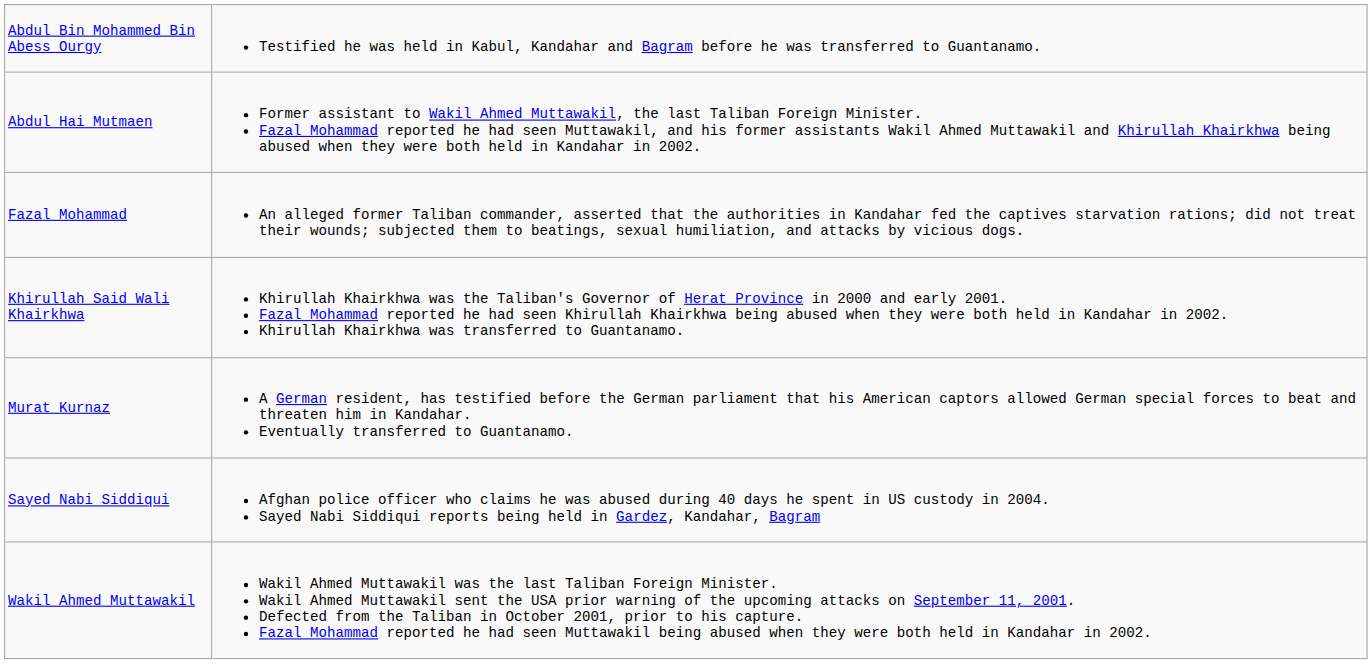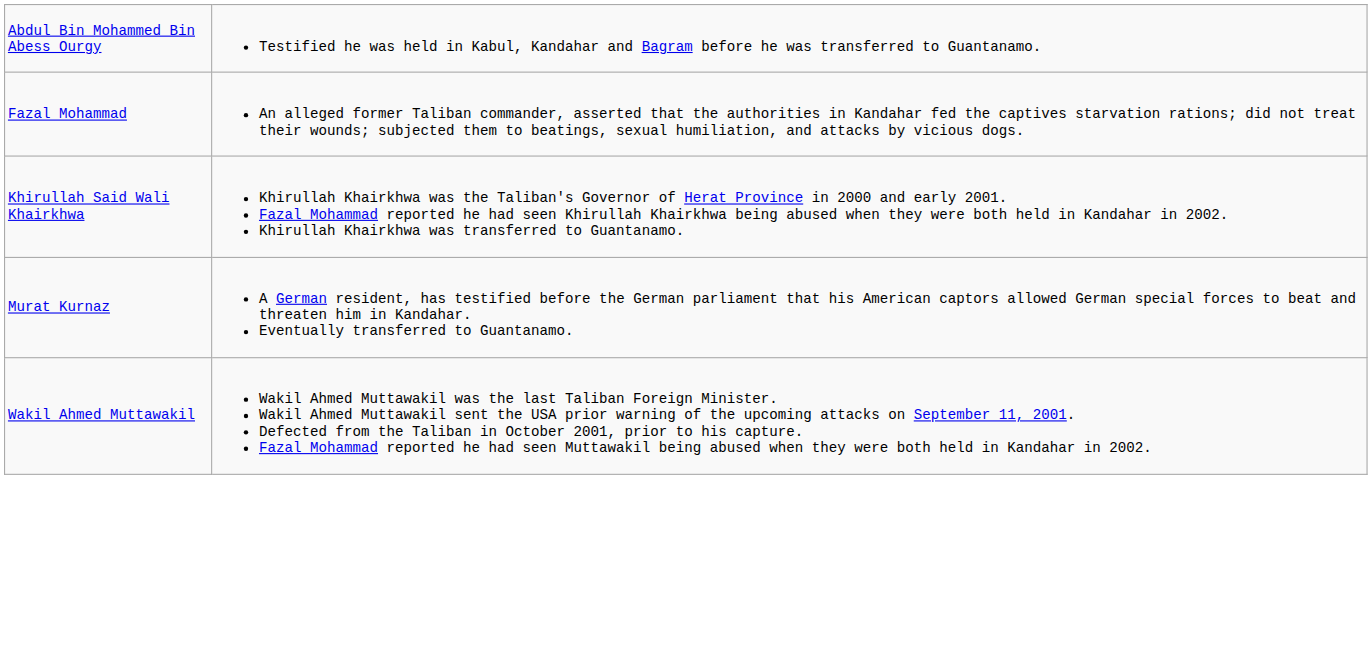- row: (80, 123)
- row: (89, 500)
